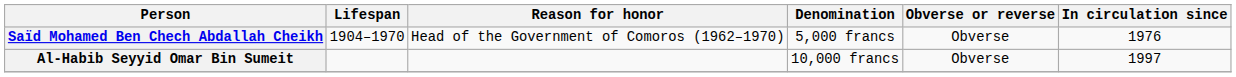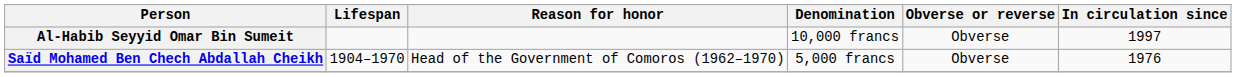rows swapped: (166, 38) <-> (166, 61)
